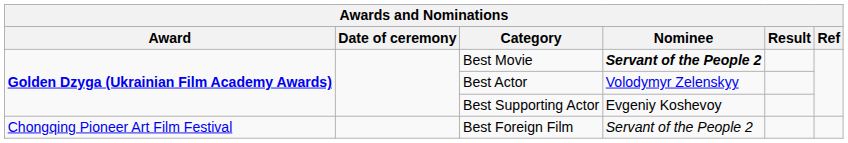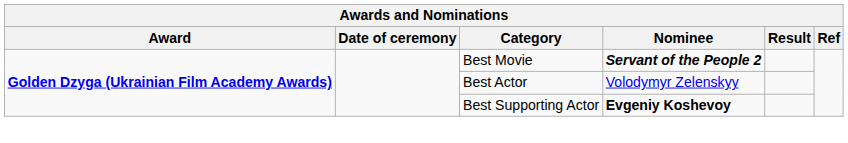(664, 104) normal -> (668, 104) bold
- row: (518, 127)
